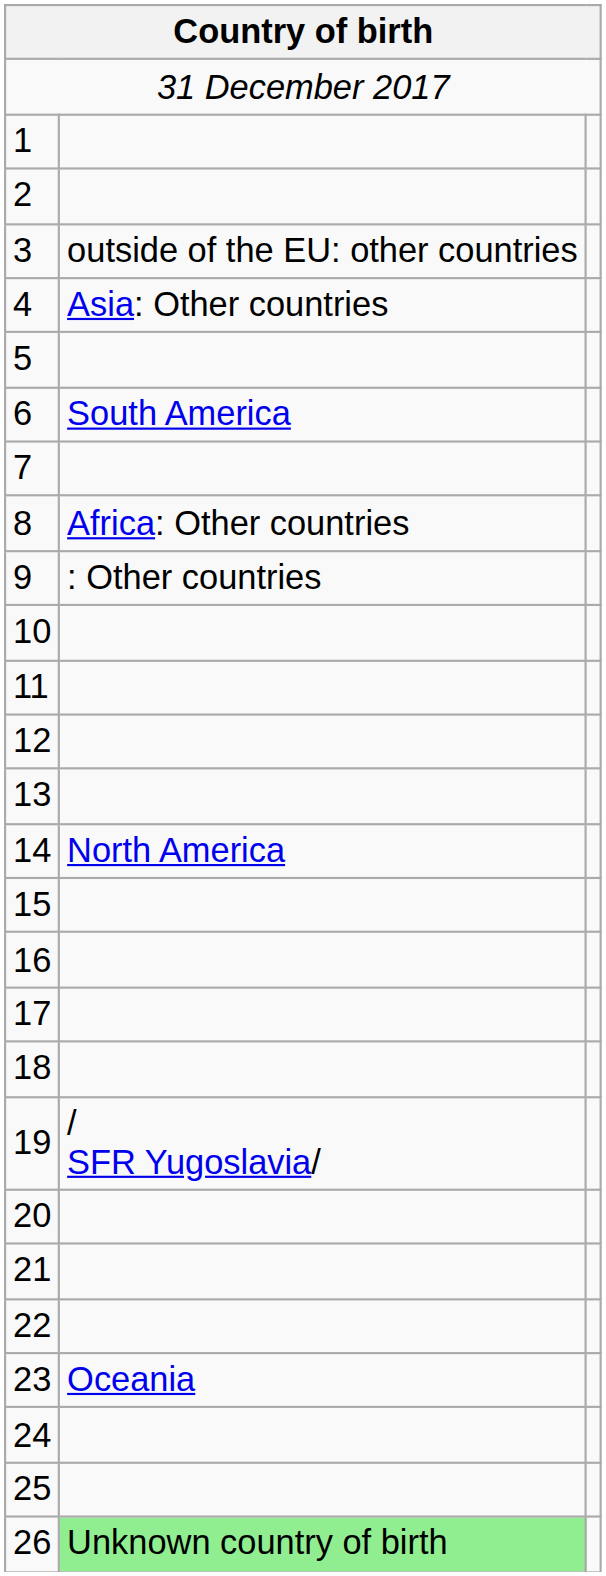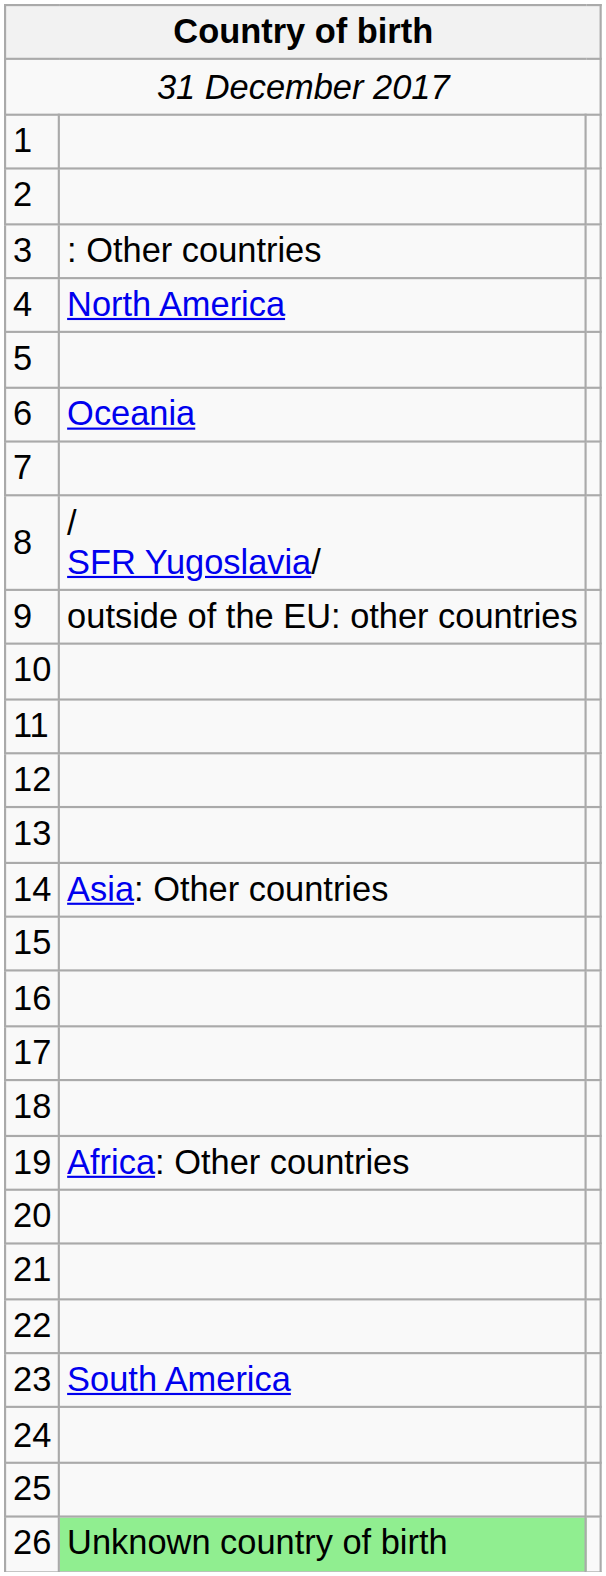(322, 250) outside of the EU: other countries -> (194, 250) : Other countries
(228, 304) Asia: Other countries -> (176, 304) North America
(179, 413) South America -> (131, 413) Oceania
(238, 522) Africa: Other countries -> (194, 542) / SFR Yugoslavia/
(194, 577) : Other countries -> (322, 616) outside of the EU: other countries
(176, 850) North America -> (228, 888) Asia: Other countries
(194, 1142) / SFR Yugoslavia/ -> (238, 1161) Africa: Other countries
(131, 1379) Oceania -> (179, 1379) South America
